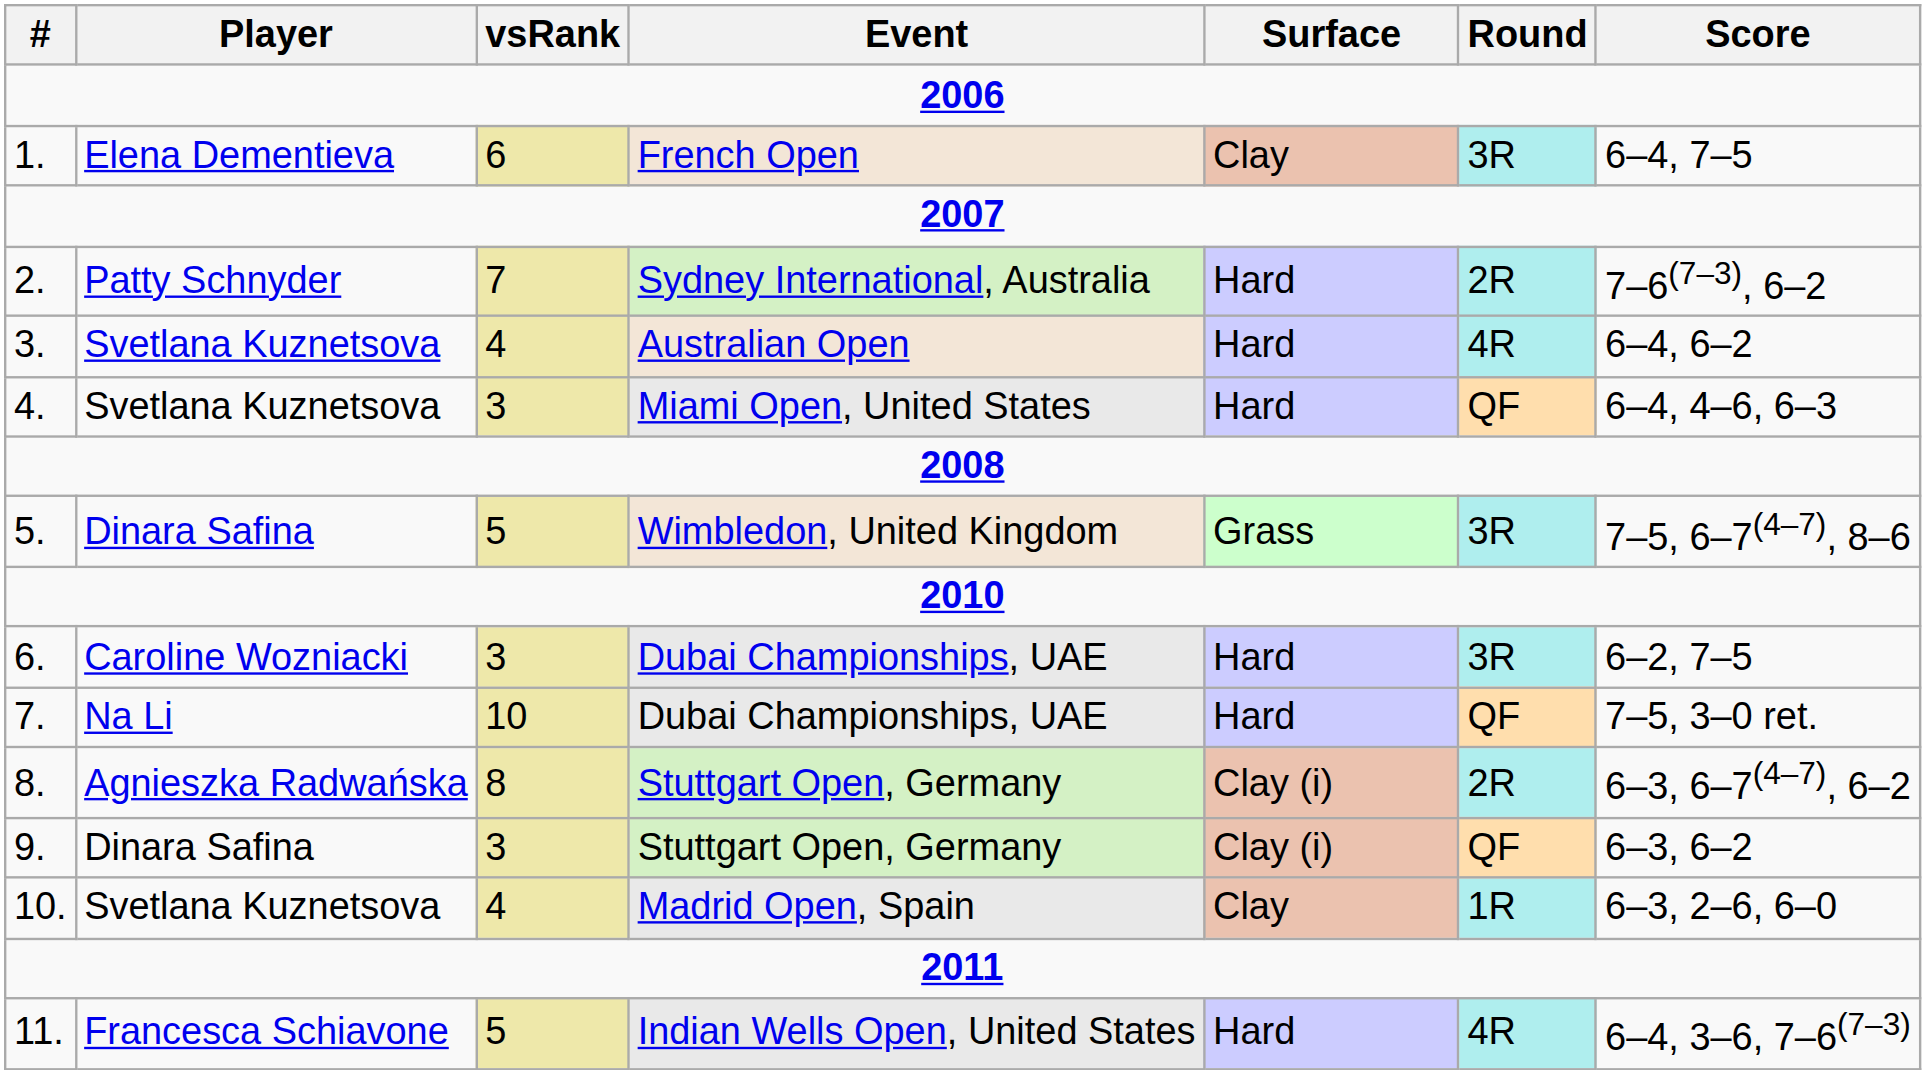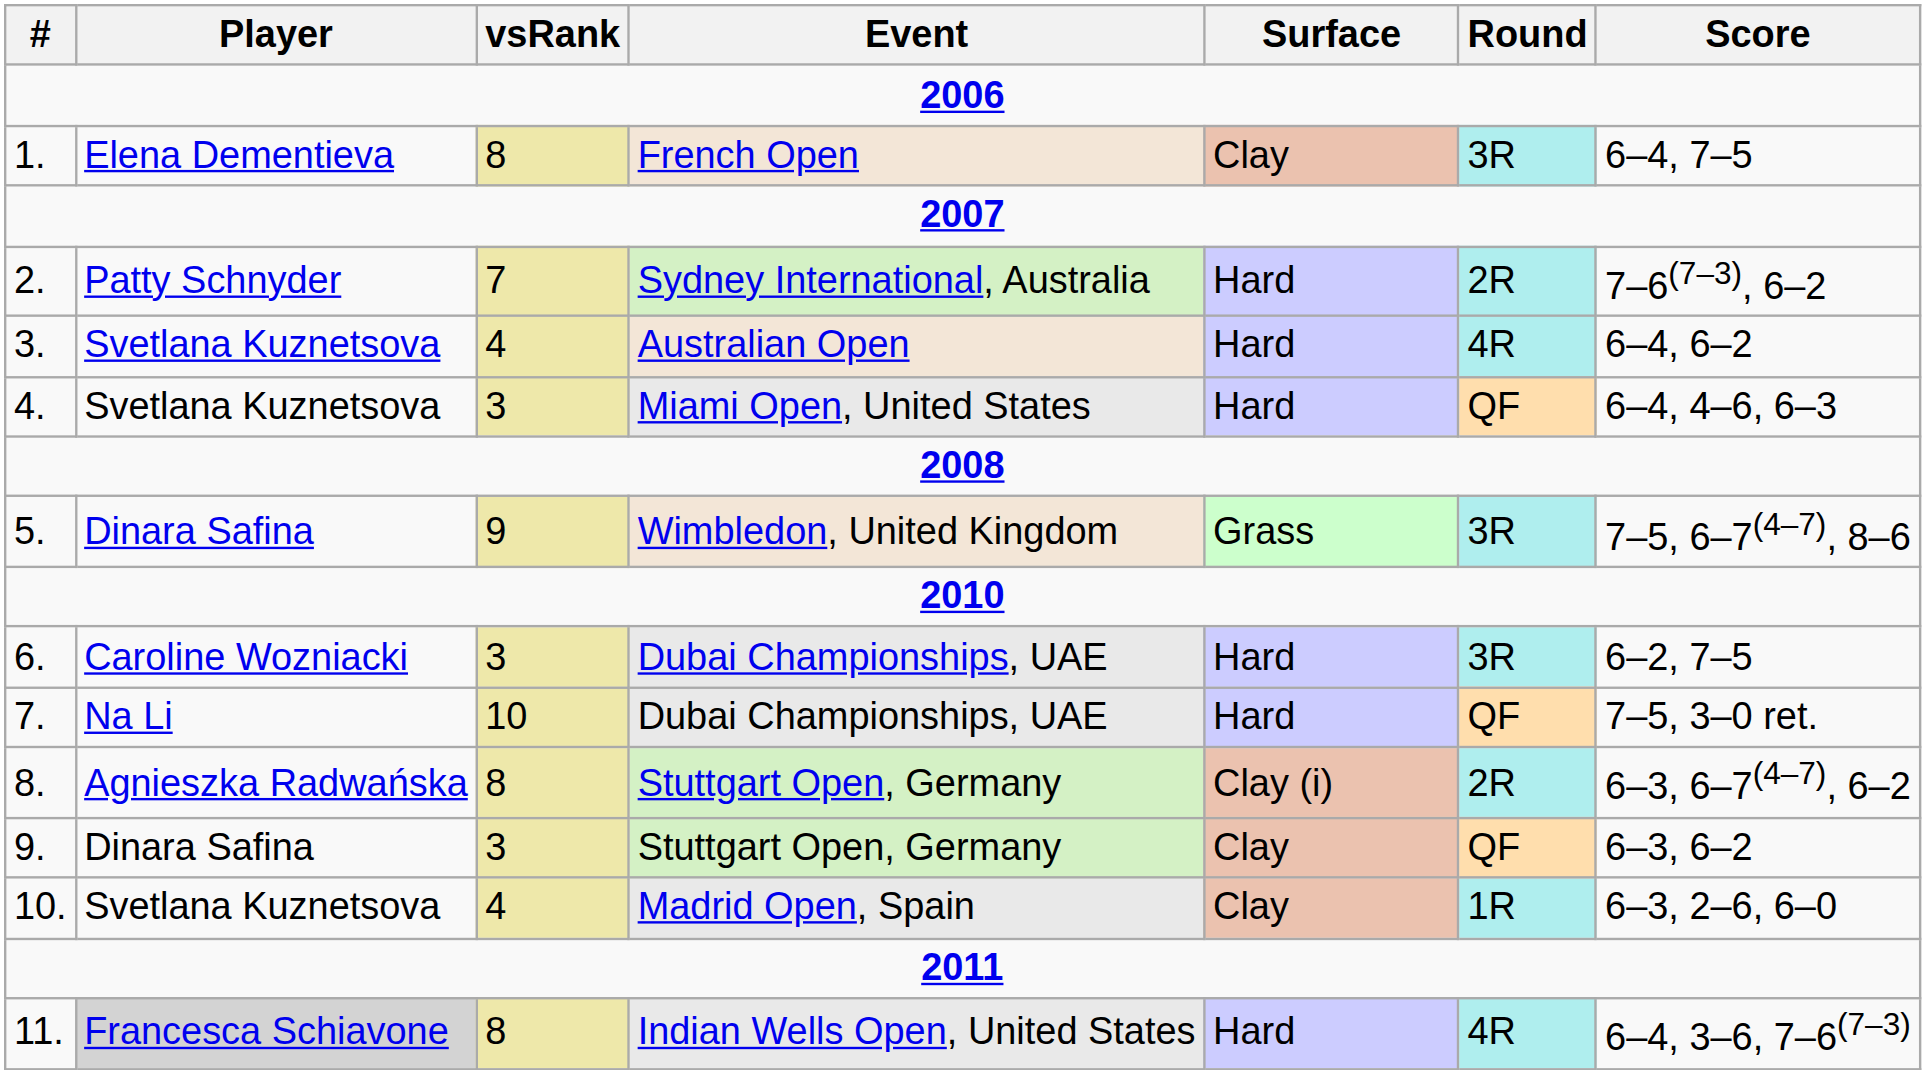(496, 154) 6 -> (496, 154) 8
(496, 531) 5 -> (496, 531) 9
(1273, 847) Clay (i) -> (1251, 847) Clay
(266, 1032) no background -> (266, 1032) lightgrey background
(496, 1032) 5 -> (496, 1032) 8
